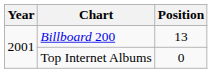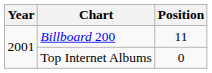(181, 36) 13 -> (181, 36) 11
